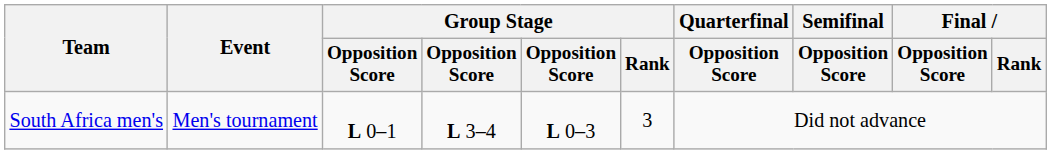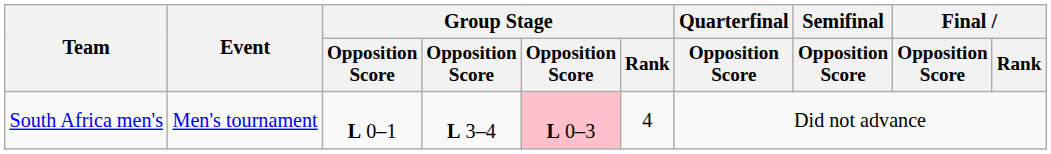(571, 132) no background -> (571, 132) pink background
(647, 120) 3 -> (647, 120) 4
